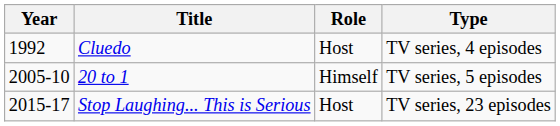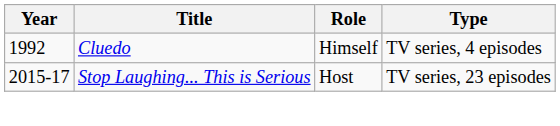(336, 47) Host -> (348, 47) Himself
- row: (103, 76)
